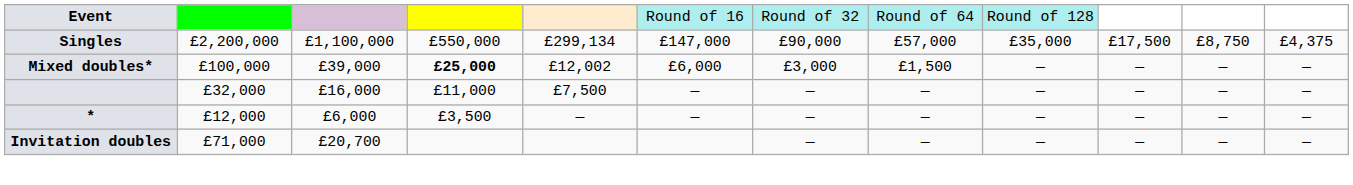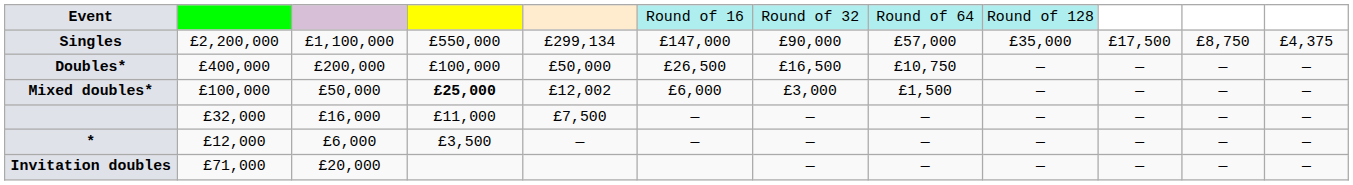+ row: (91, 67)
(350, 67) £39,000 -> (350, 92) £50,000
(350, 142) £20,700 -> (350, 167) £20,000
